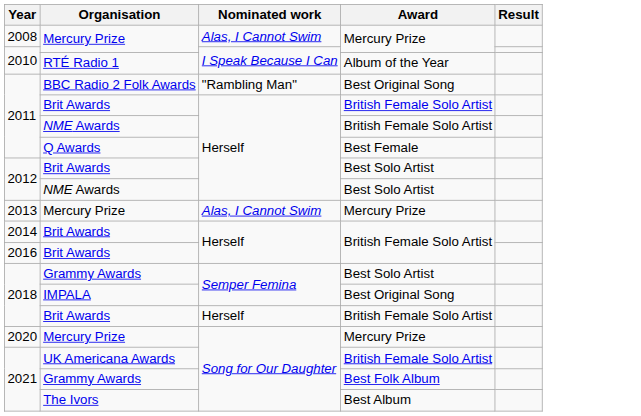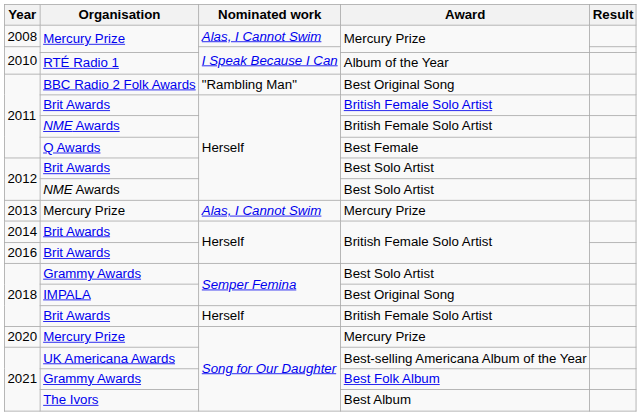(418, 358) British Female Solo Artist -> (465, 358) Best-selling Americana Album of the Year
